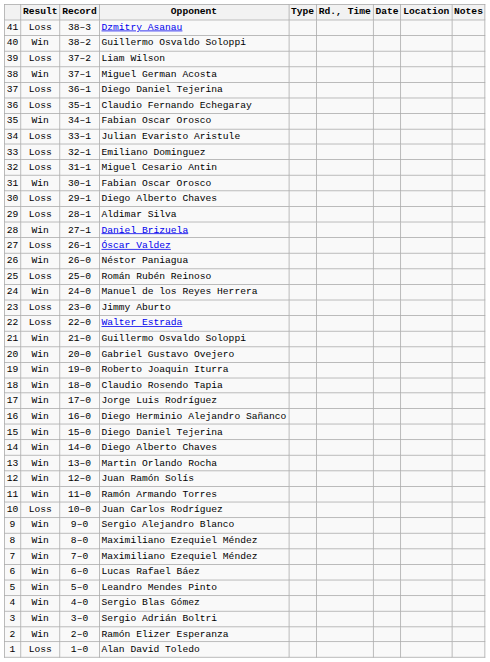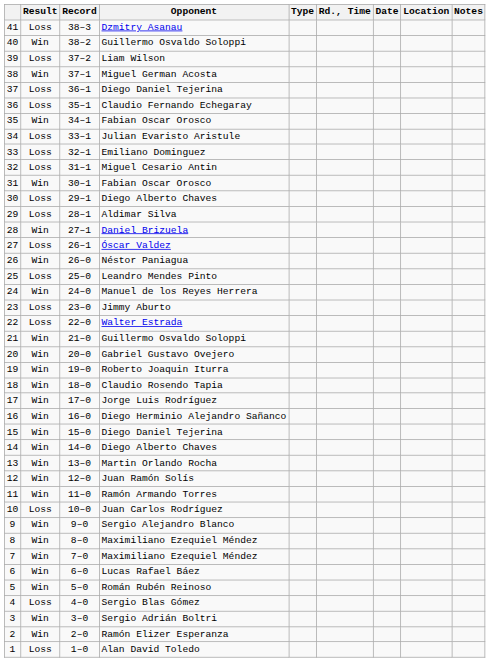(156, 277) Román Rubén Reinoso -> (159, 277) Leandro Mendes Pinto
(159, 588) Leandro Mendes Pinto -> (156, 588) Román Rubén Reinoso
(40, 603) Win -> (40, 603) Loss
